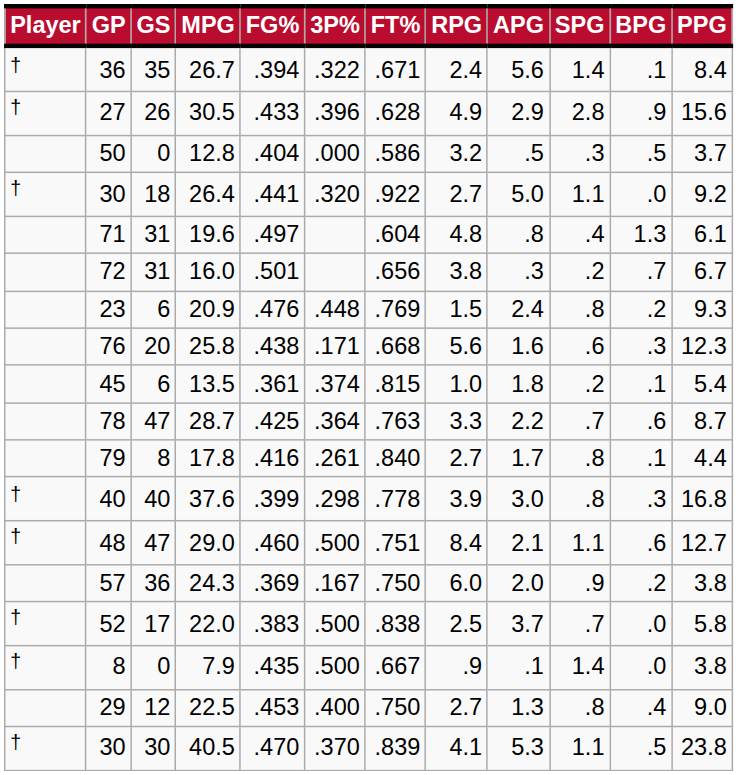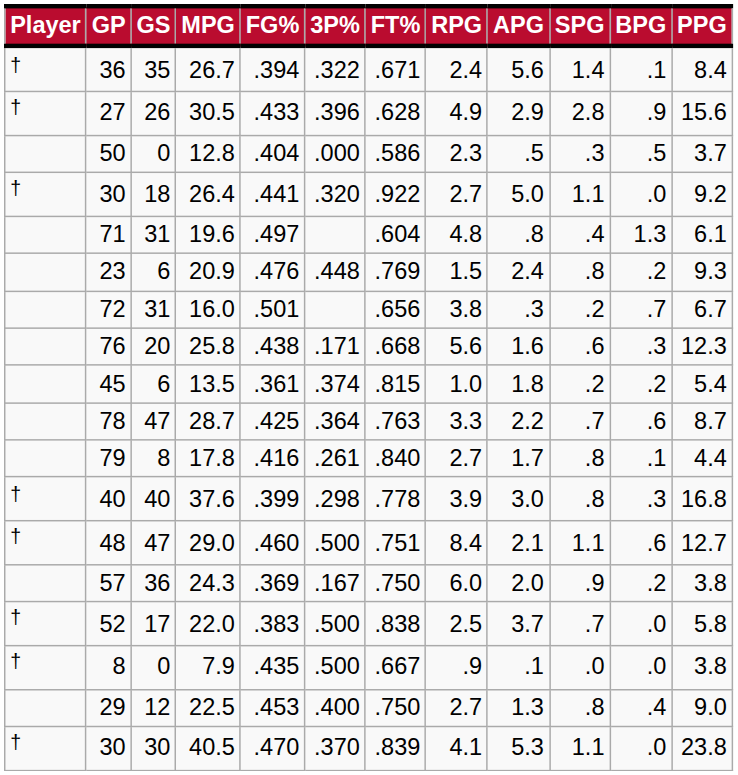(466, 153) 3.2 -> (466, 153) 2.3
rows swapped: (212, 309) <-> (212, 271)
(656, 383) .1 -> (656, 383) .2
(588, 667) 1.4 -> (595, 667) .0
(656, 748) .5 -> (656, 748) .0
